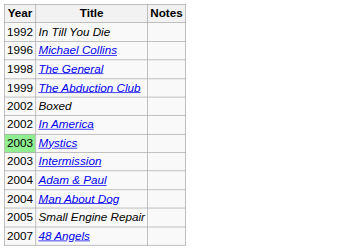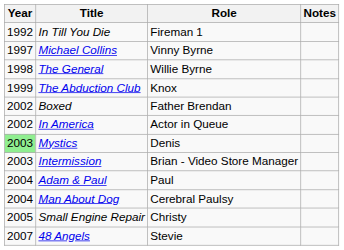+ column: (224, 13)
(20, 50) 1996 -> (20, 50) 1997
